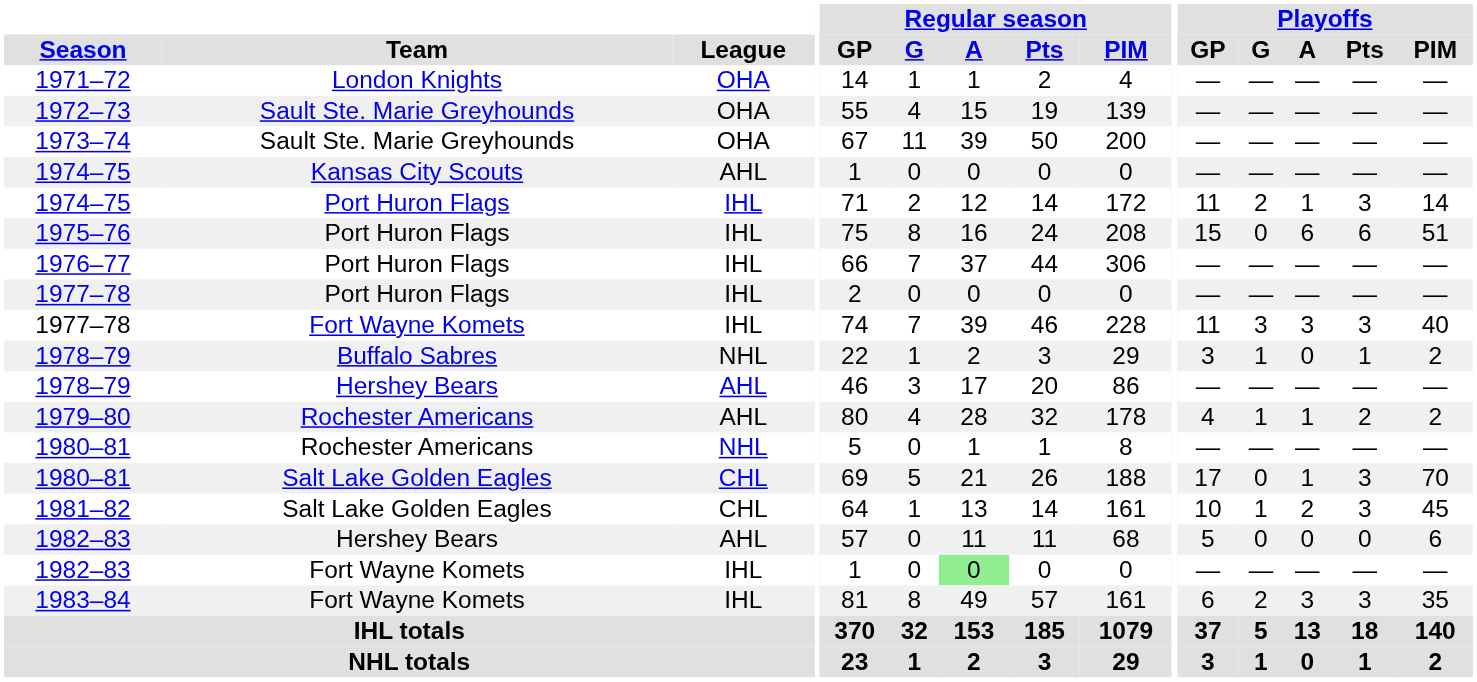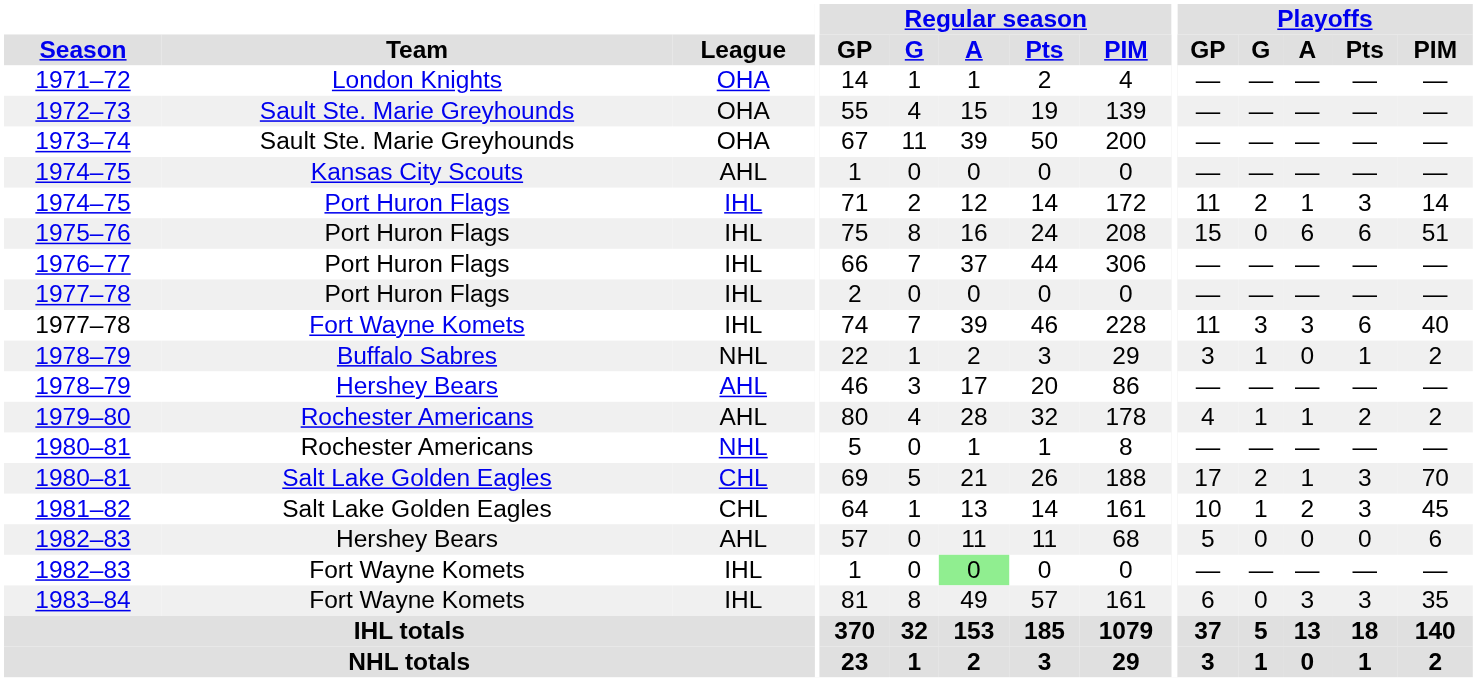(1365, 325) 3 -> (1365, 325) 6
(1261, 478) 0 -> (1261, 478) 2
(1261, 600) 2 -> (1261, 600) 0
